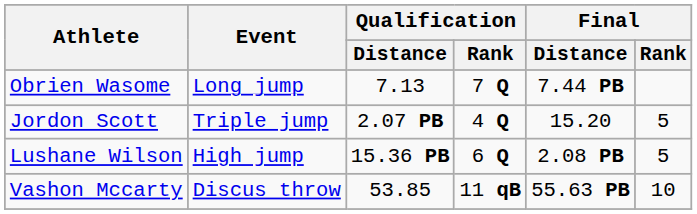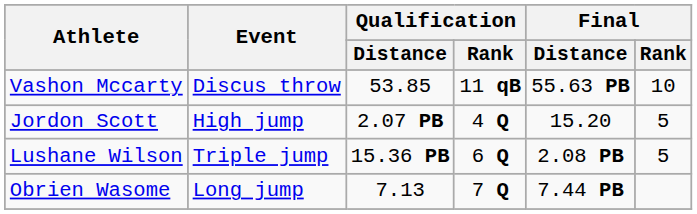rows swapped: (90, 87) <-> (96, 191)
(261, 122) Triple jump -> (248, 122) High jump
(248, 156) High jump -> (261, 156) Triple jump
